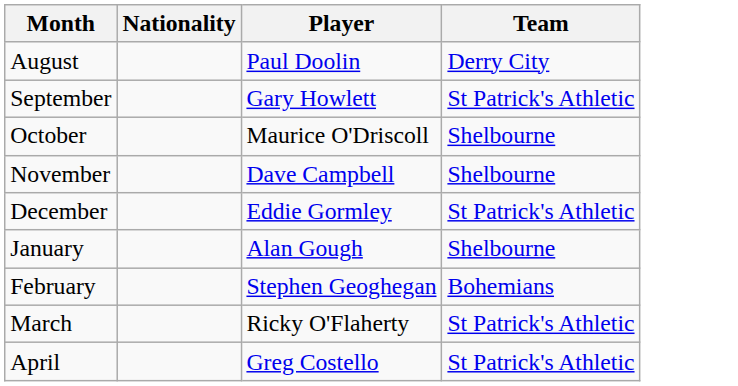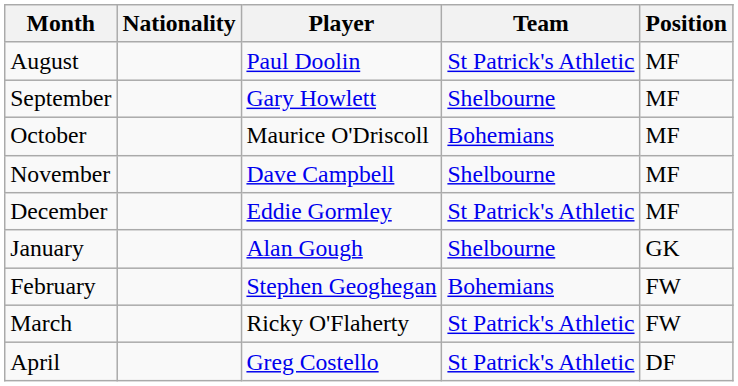+ column: (686, 23)
(498, 60) Derry City -> (541, 60) St Patrick's Athletic
(541, 98) St Patrick's Athletic -> (501, 98) Shelbourne
(501, 135) Shelbourne -> (501, 135) Bohemians
